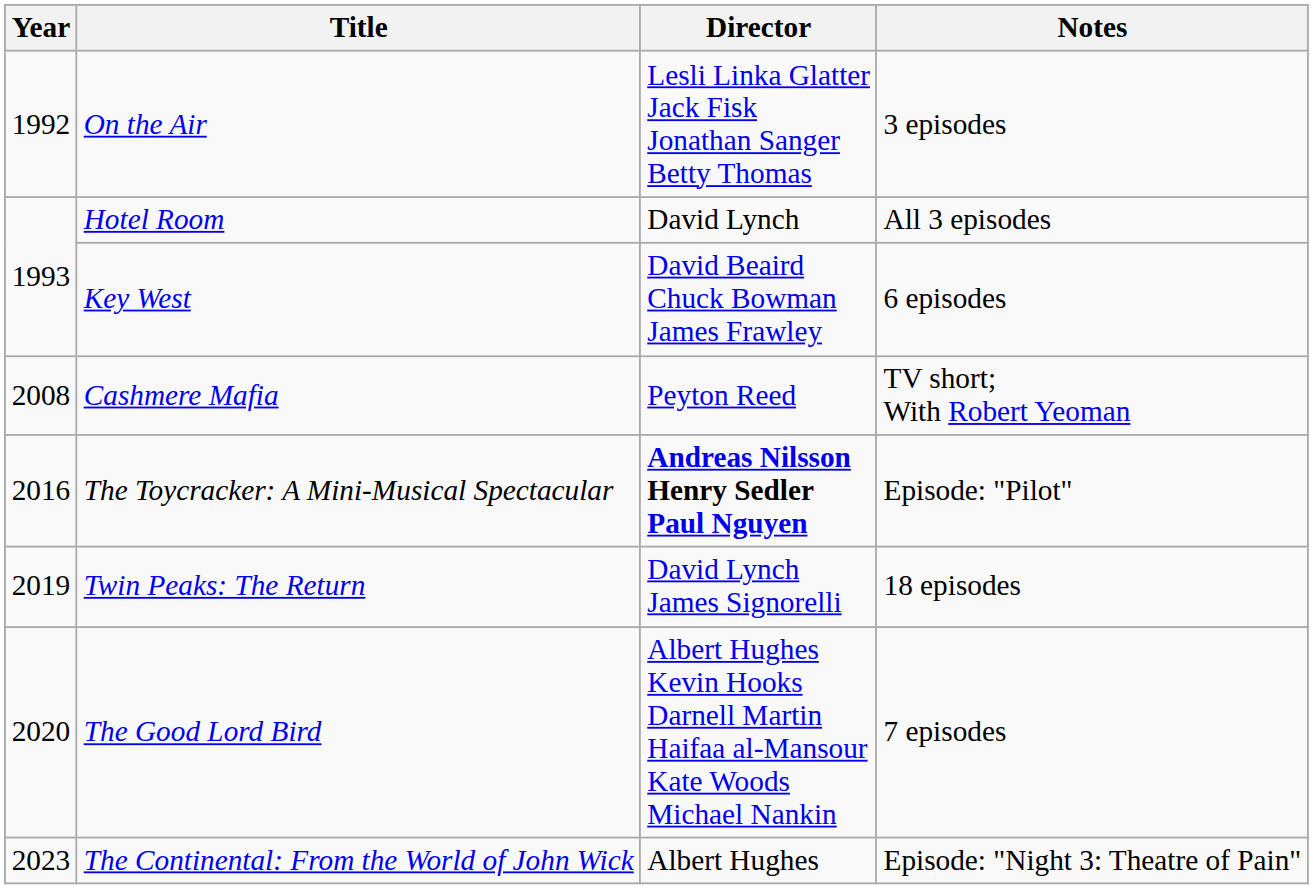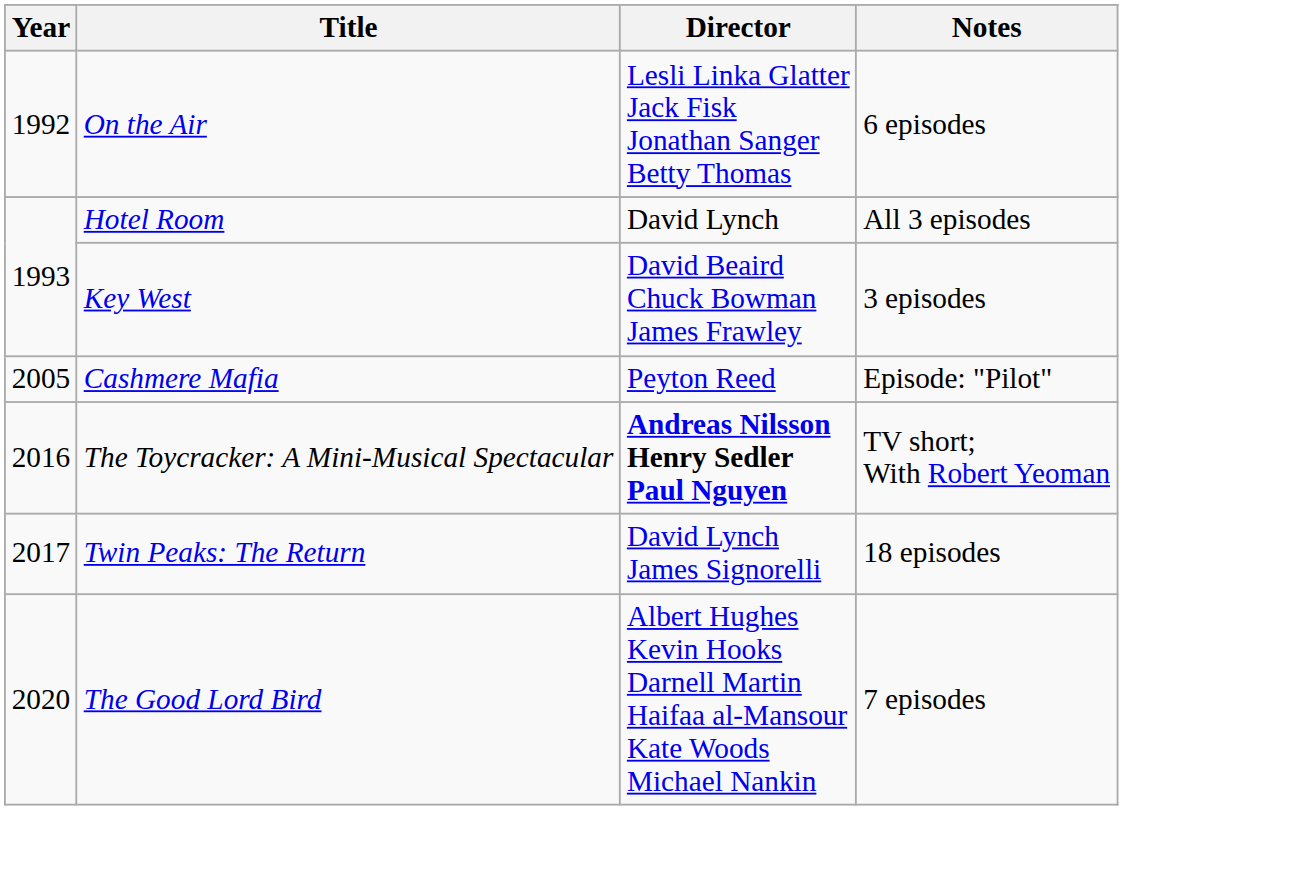(945, 123) 3 episodes -> (925, 123) 6 episodes
(945, 298) 6 episodes -> (925, 298) 3 episodes
(41, 394) 2008 -> (41, 378) 2005
(1007, 394) TV short; With Robert Yeoman -> (958, 378) Episode: "Pilot"
(978, 490) Episode: "Pilot" -> (987, 457) TV short; With Robert Yeoman
(41, 586) 2019 -> (41, 553) 2017
- row: (359, 860)
